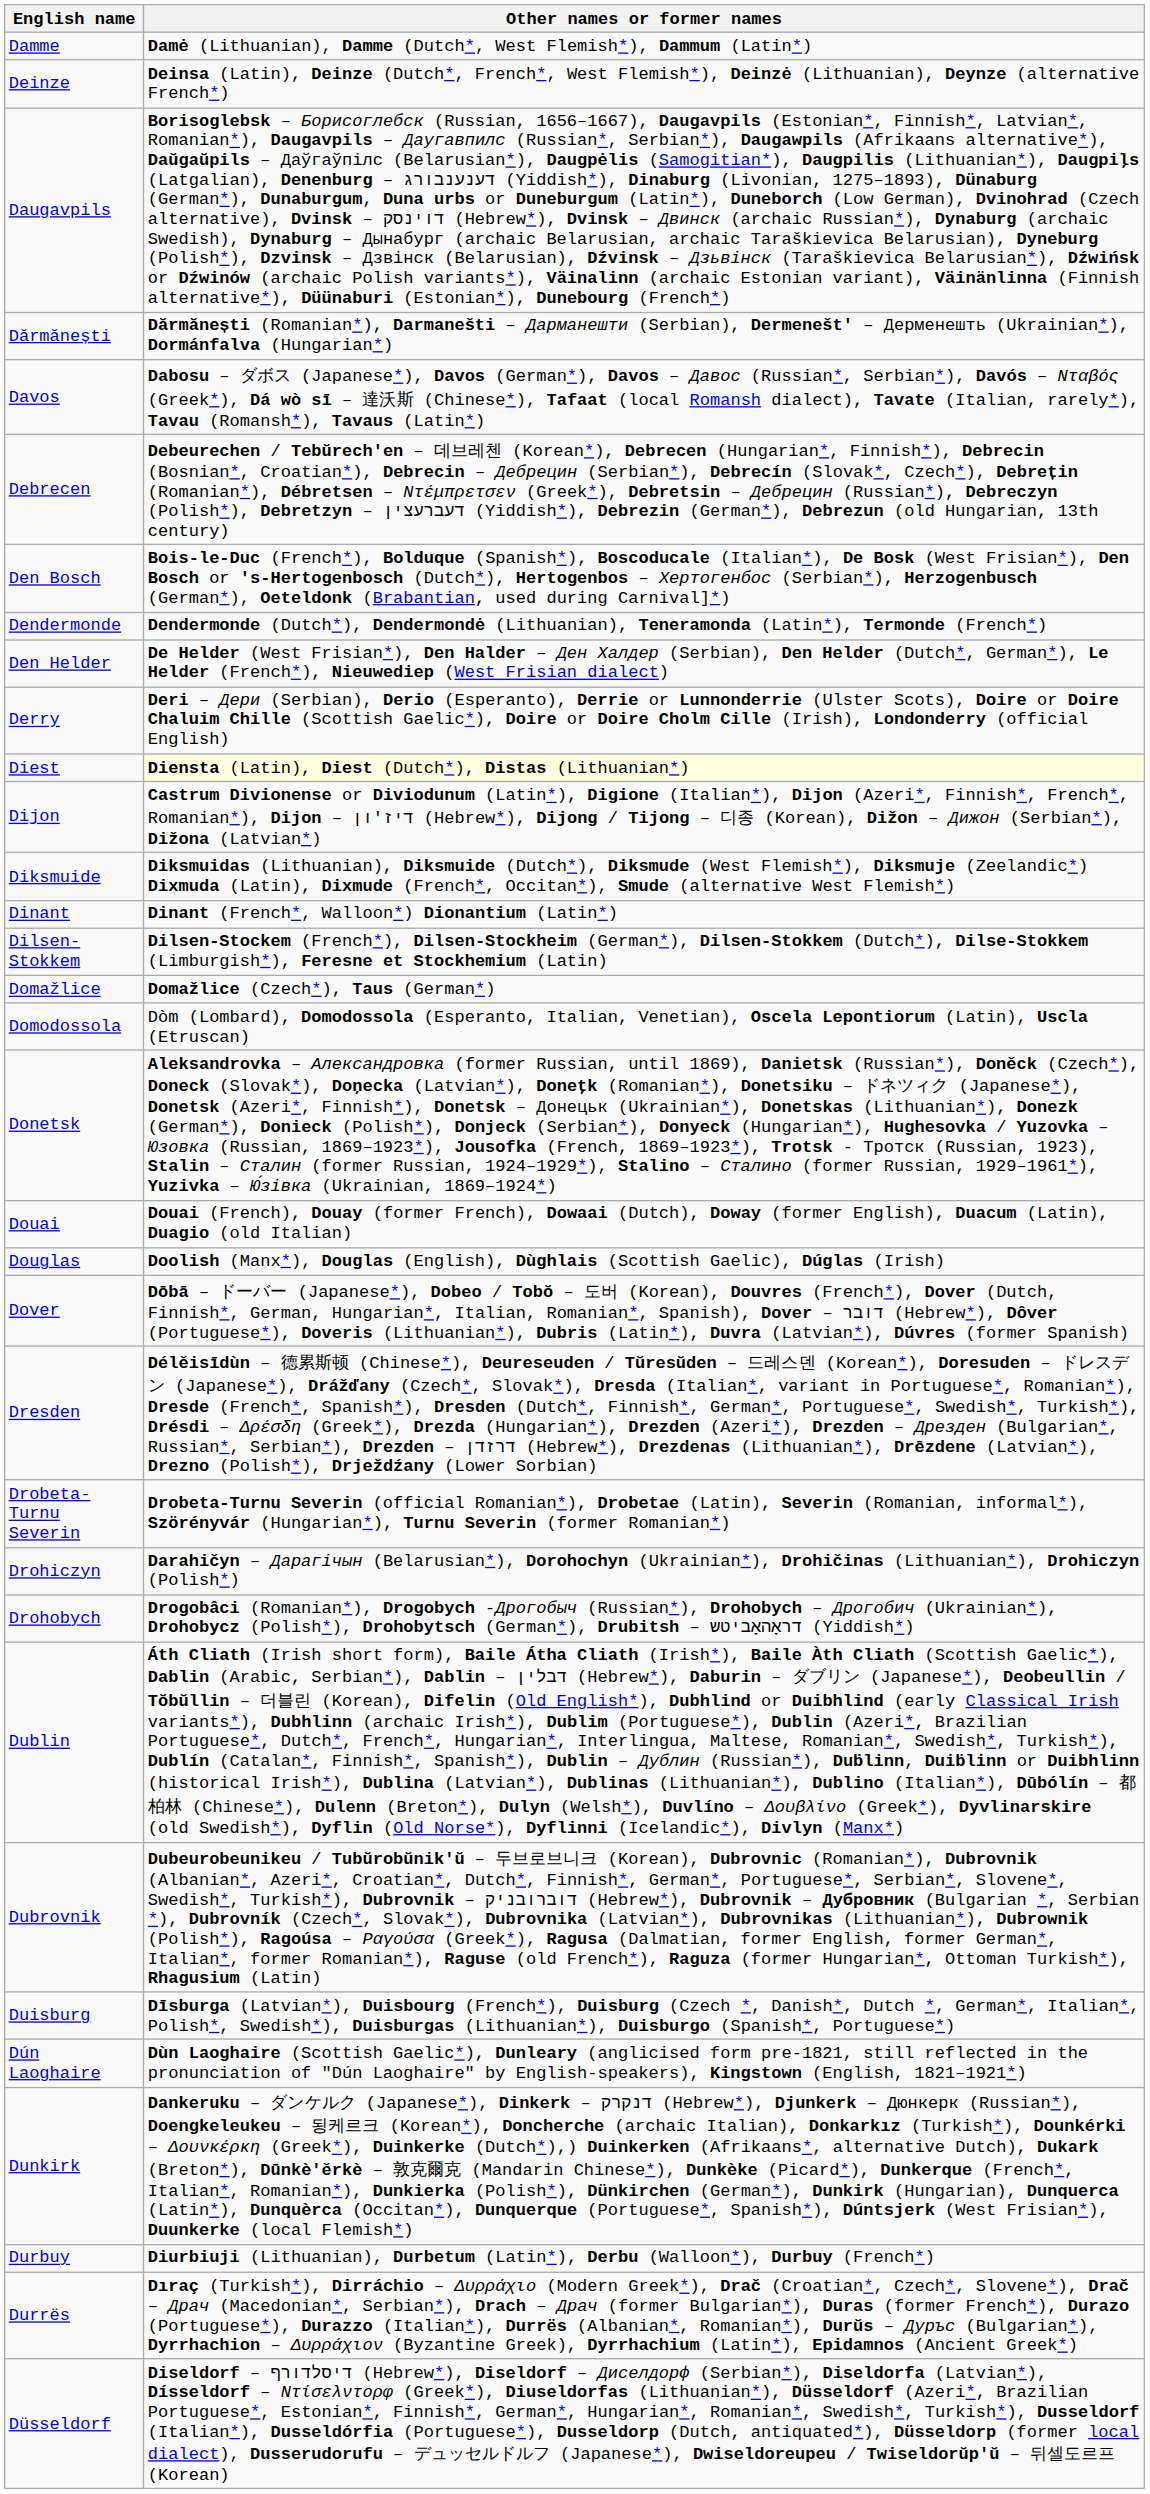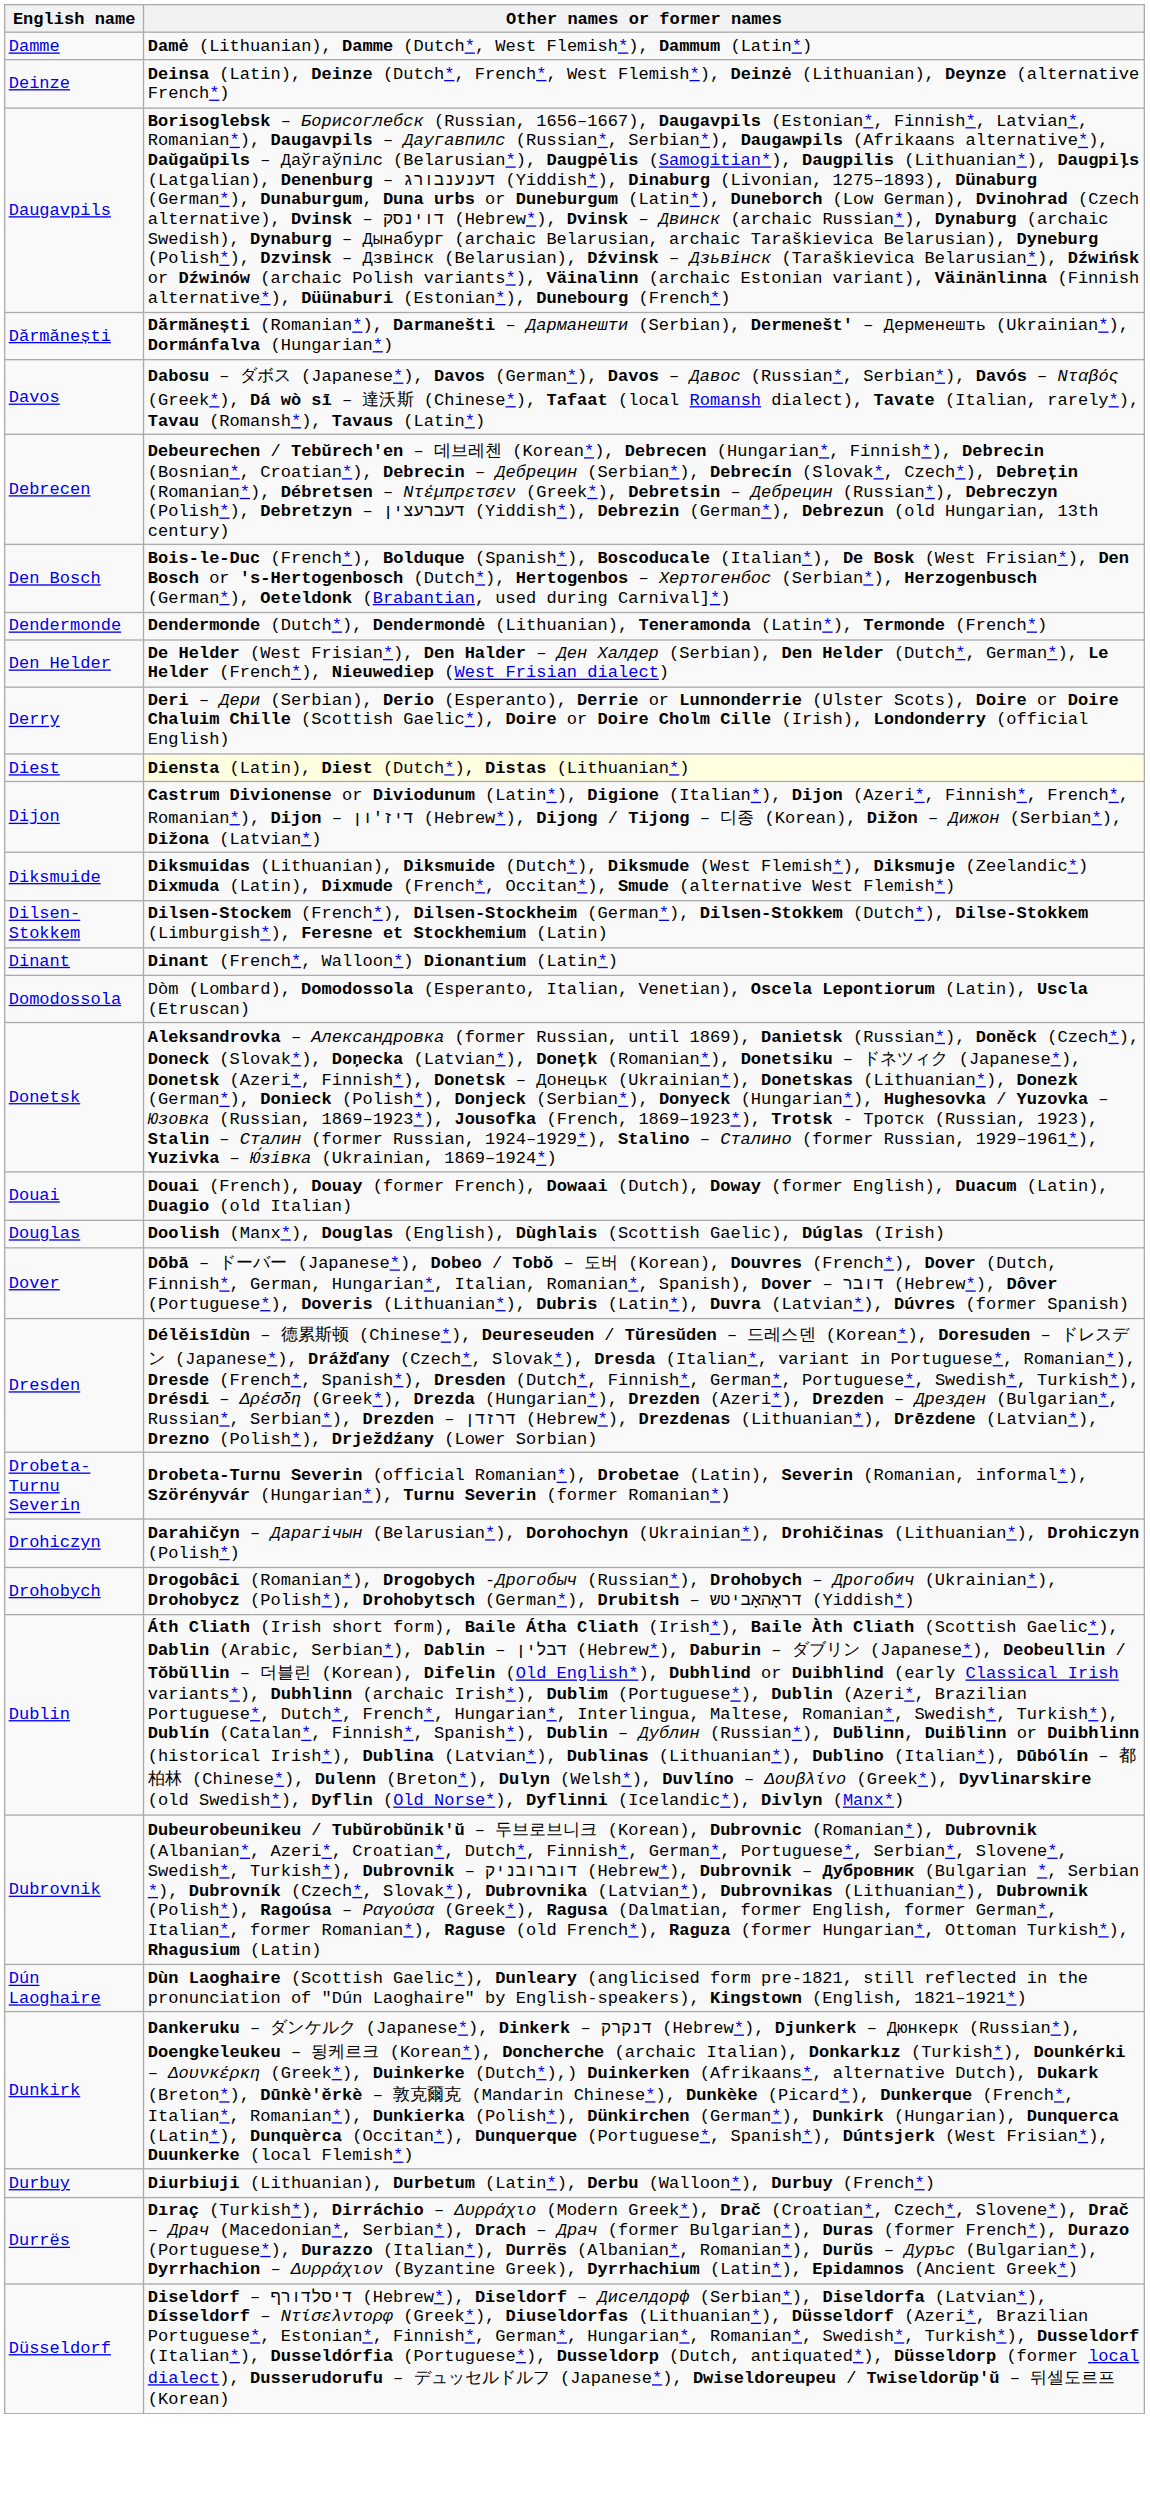rows swapped: (44, 952) <-> (39, 914)
- row: (55, 989)
- row: (50, 2016)
